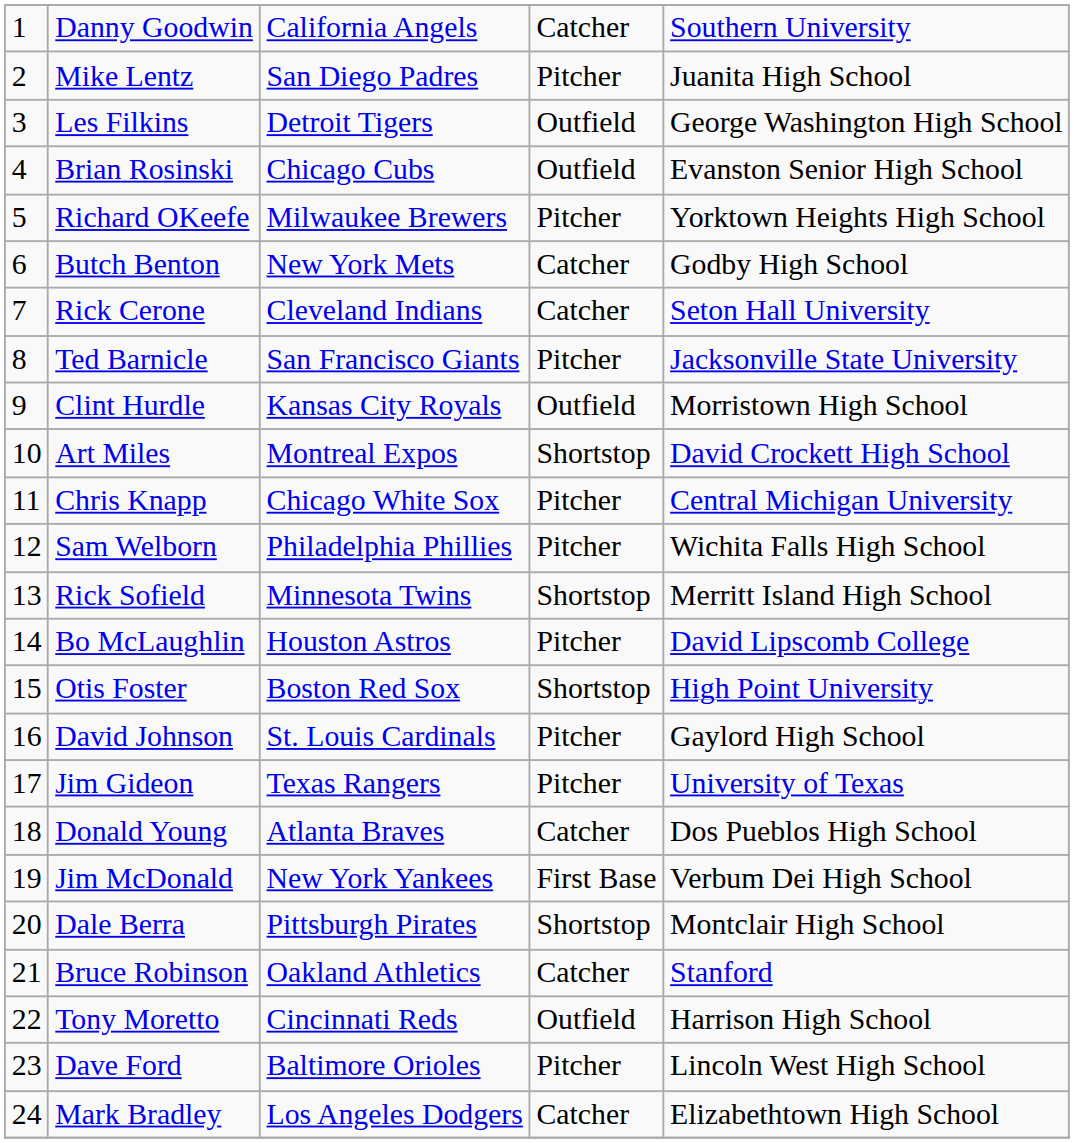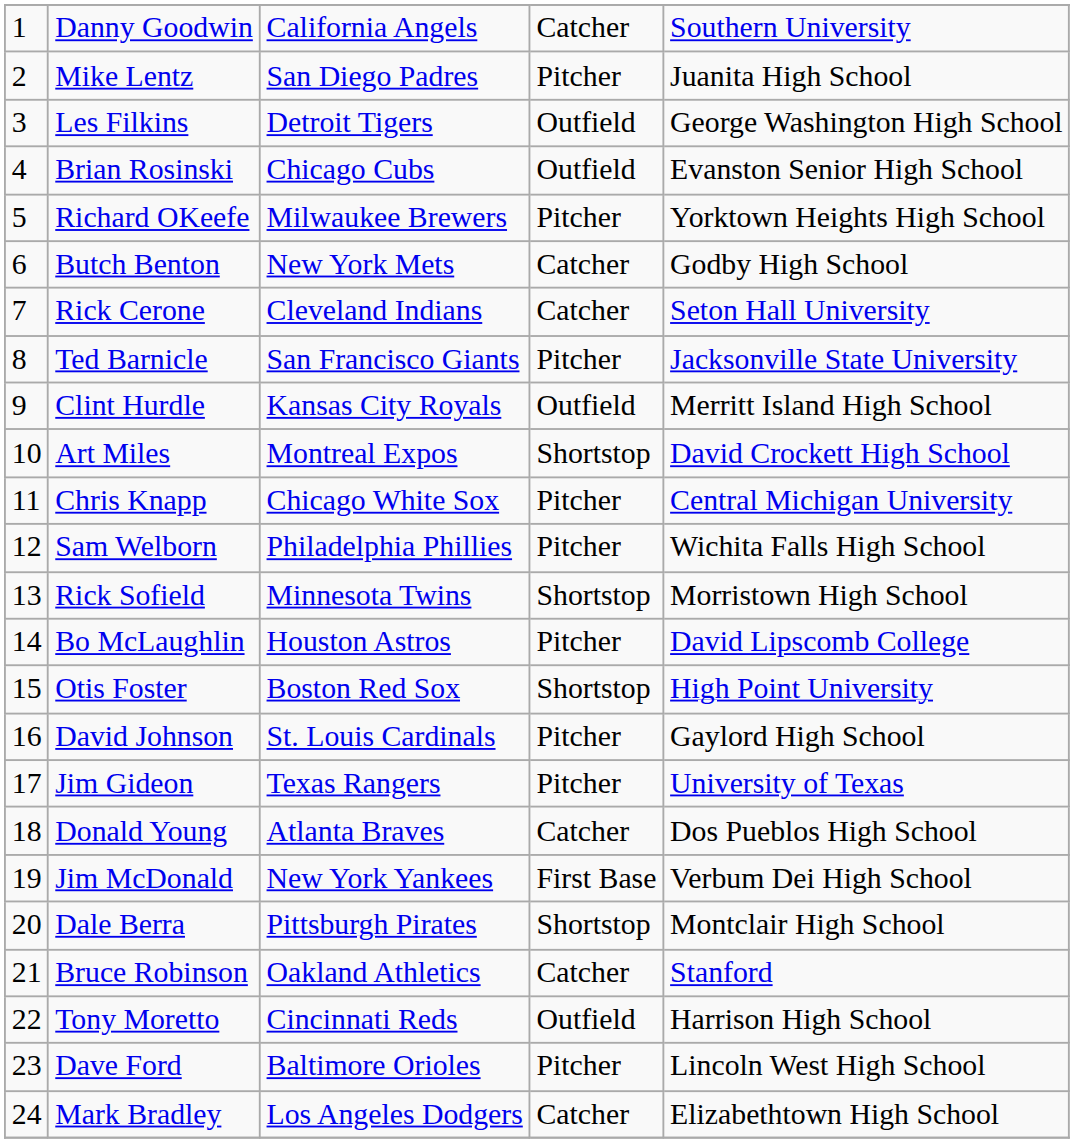(819, 405) Morristown High School -> (831, 405) Merritt Island High School
(831, 594) Merritt Island High School -> (819, 594) Morristown High School
